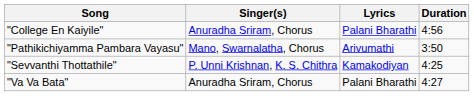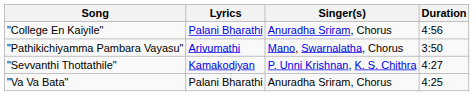columns swapped: (263, 13) <-> (379, 13)
(432, 65) 4:25 -> (432, 65) 4:27
(432, 83) 4:27 -> (432, 83) 4:25
